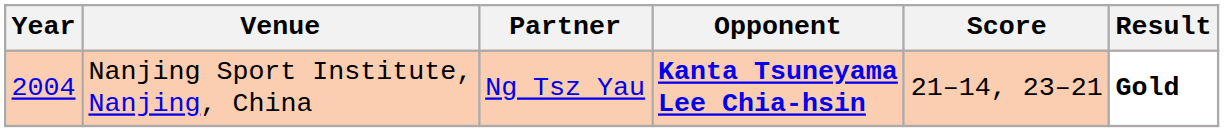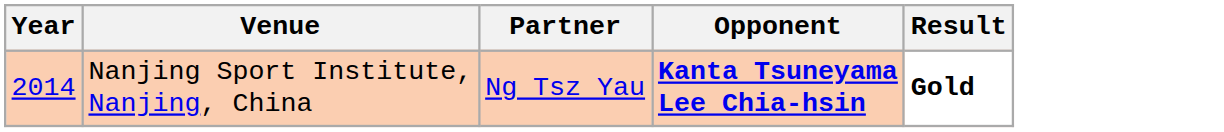- column: (1007, 27)
(44, 88) 2004 -> (44, 88) 2014
